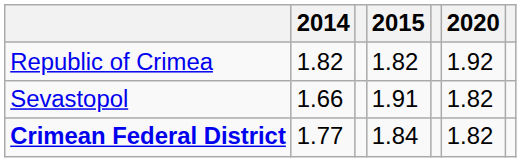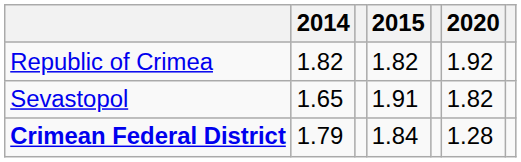(320, 99) 1.66 -> (320, 99) 1.65
(320, 136) 1.77 -> (320, 136) 1.79
(470, 136) 1.82 -> (470, 136) 1.28
